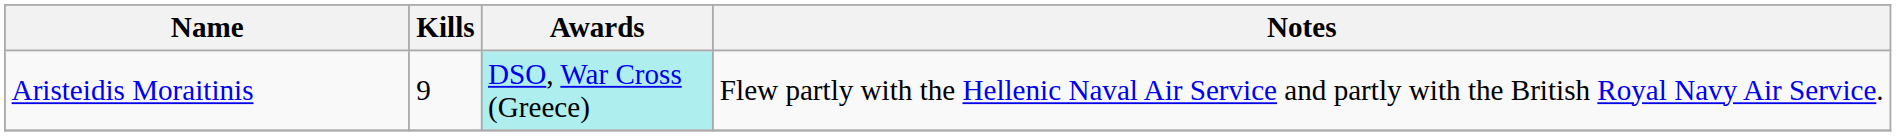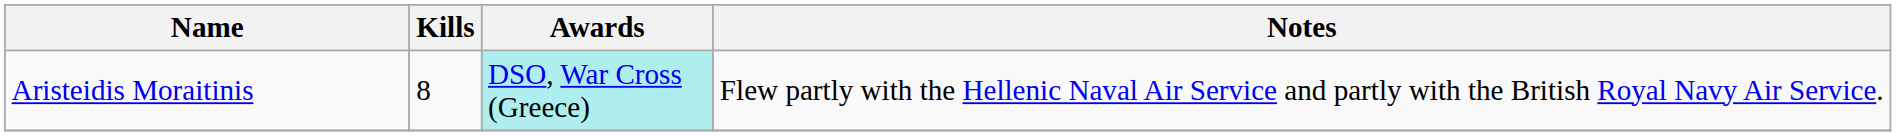(424, 90) 9 -> (424, 90) 8
